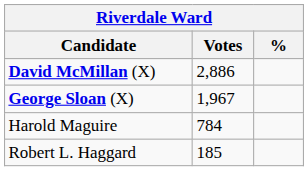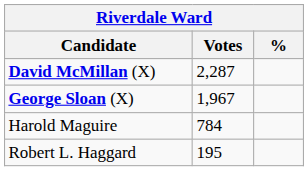(216, 71) 2,886 -> (216, 71) 2,287
(209, 152) 185 -> (209, 152) 195
